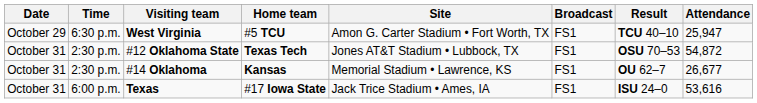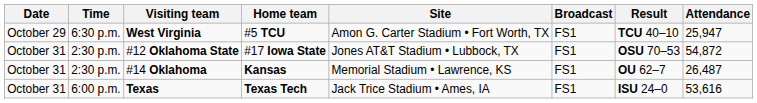(276, 51) Texas Tech -> (285, 51) #17 Iowa State
(704, 70) 26,677 -> (704, 70) 26,487
(285, 89) #17 Iowa State -> (276, 89) Texas Tech
